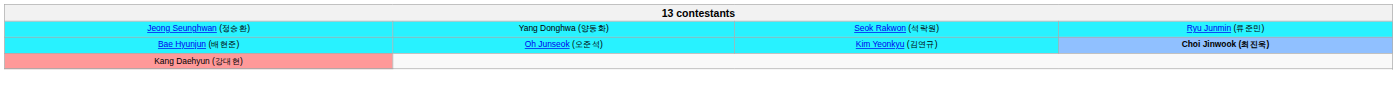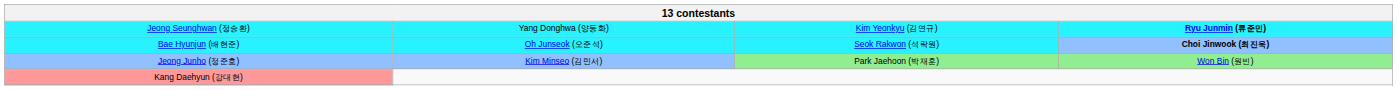(897, 29) Seok Rakwon (석락원) -> (897, 29) Kim Yeonkyu (김연규)
(1226, 29) normal -> (1226, 29) bold
(897, 45) Kim Yeonkyu (김연규) -> (897, 45) Seok Rakwon (석락원)
+ row: (199, 61)
